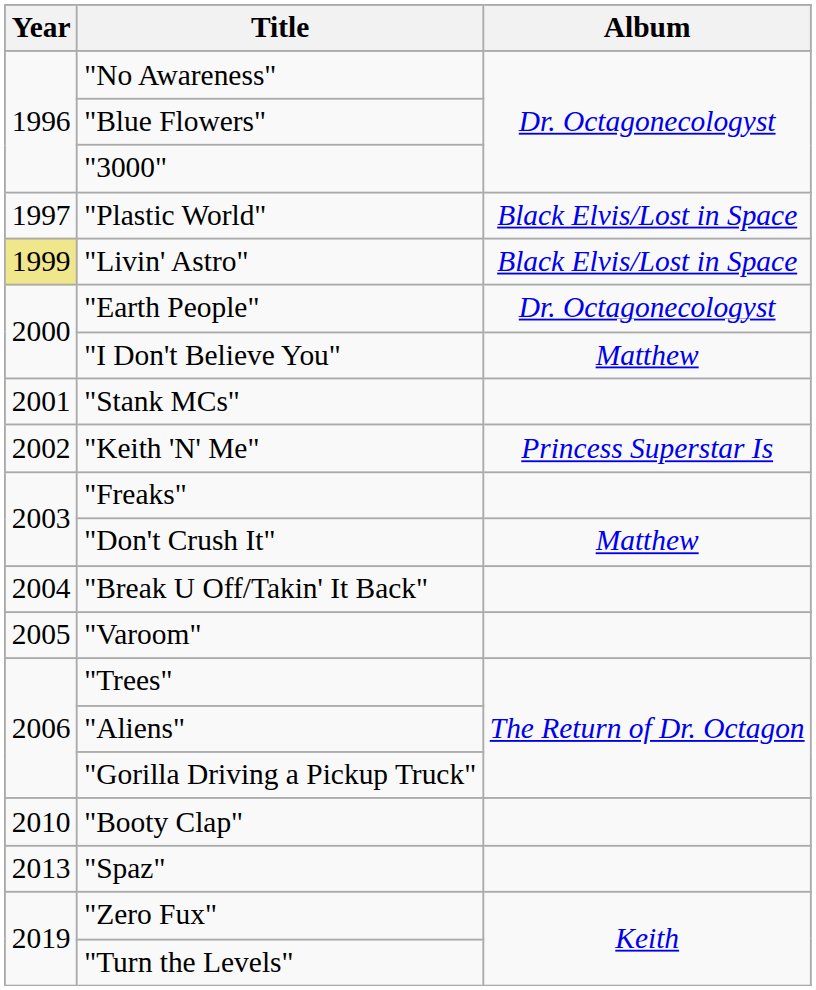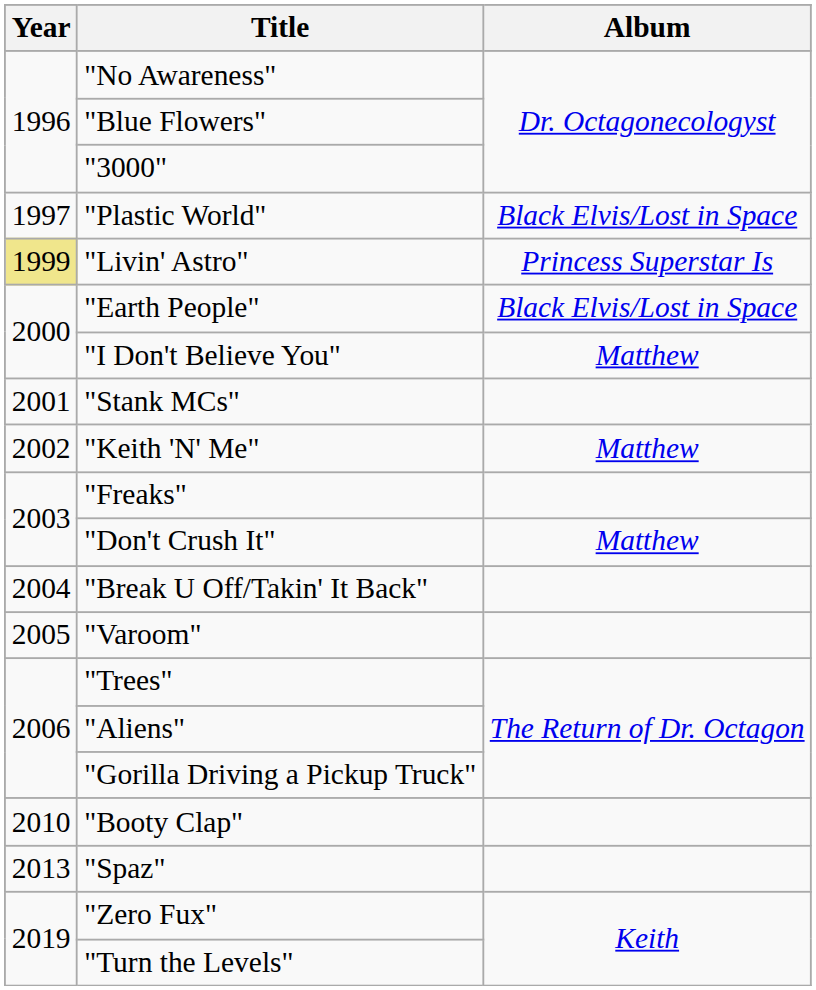(647, 261) Black Elvis/Lost in Space -> (647, 261) Princess Superstar Is
(647, 307) Dr. Octagonecologyst -> (647, 307) Black Elvis/Lost in Space
(647, 448) Princess Superstar Is -> (647, 448) Matthew
